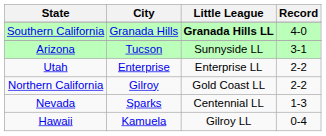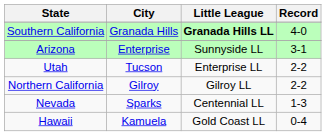(144, 49) Tucson -> (144, 49) Enterprise
(144, 67) Enterprise -> (144, 67) Tucson
(229, 85) Gold Coast LL -> (229, 85) Gilroy LL
(229, 121) Gilroy LL -> (229, 121) Gold Coast LL
